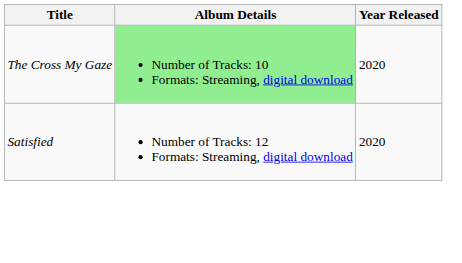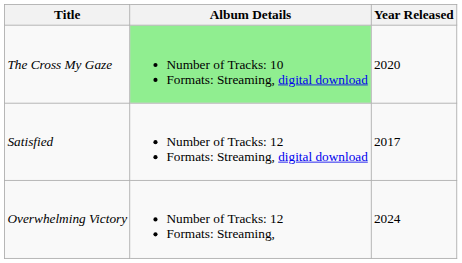(372, 141) 2020 -> (387, 141) 2017
+ row: (67, 219)
